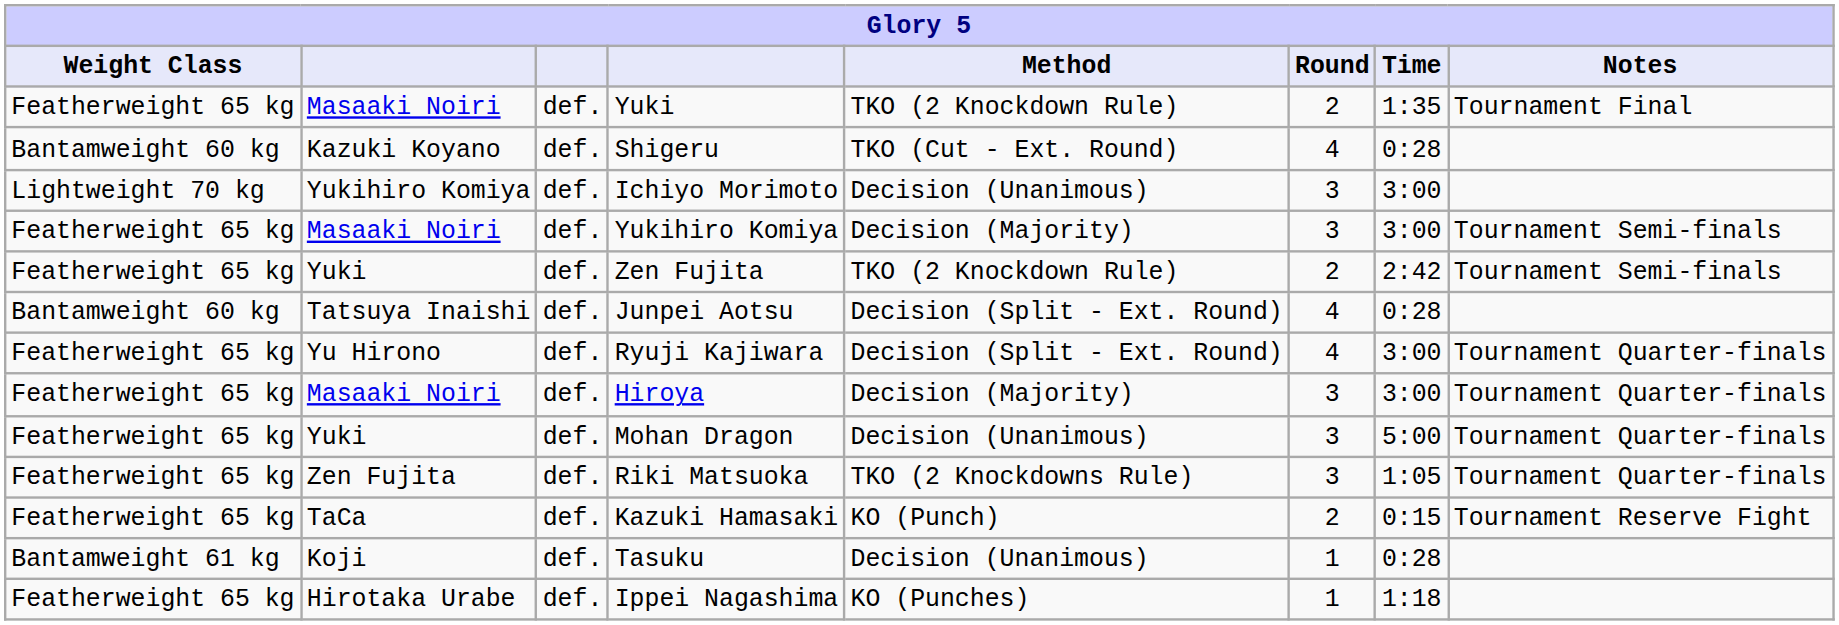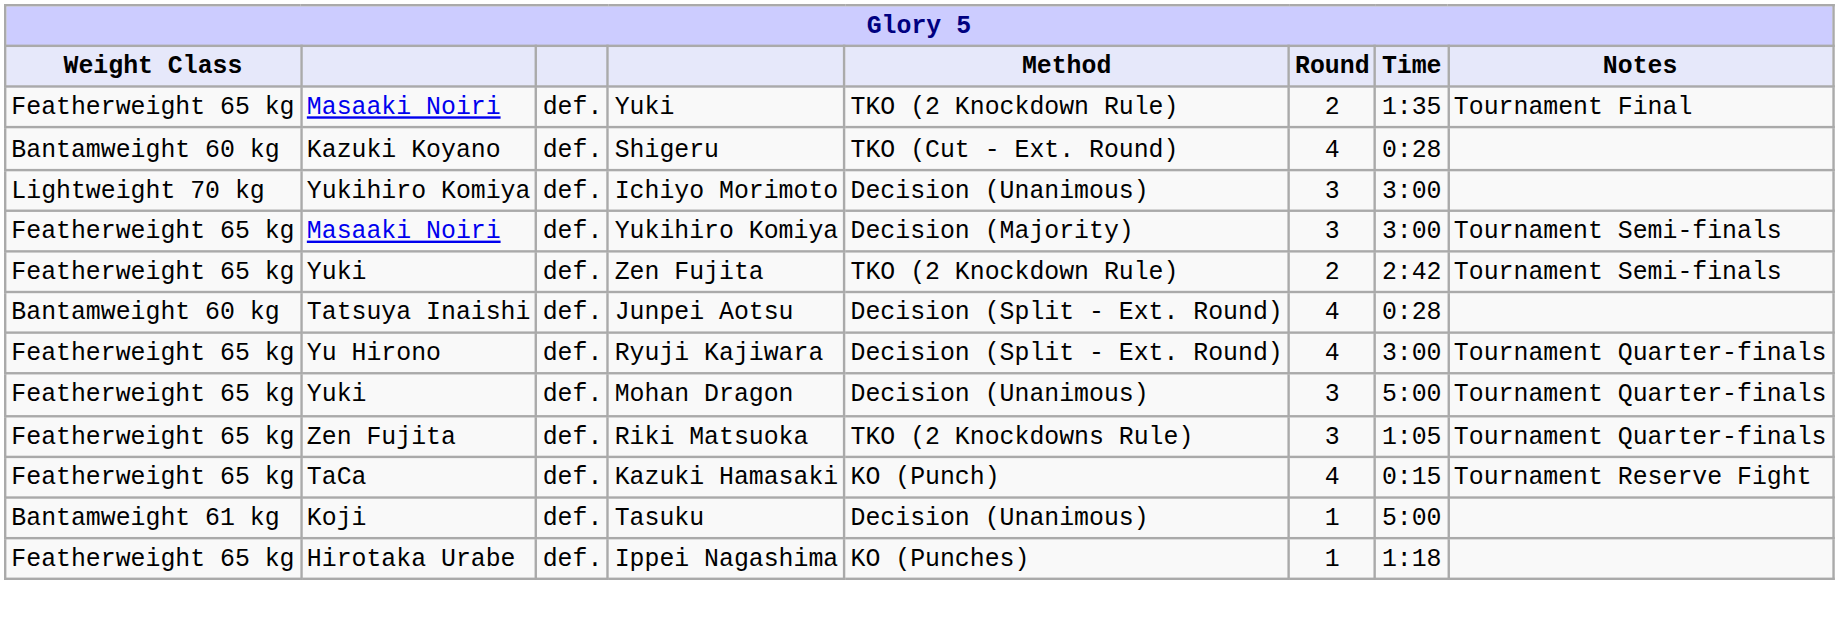- row: (659, 395)
(1332, 518) 2 -> (1332, 477) 4
(1412, 559) 0:28 -> (1412, 518) 5:00
